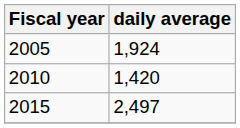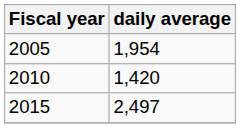(137, 48) 1,924 -> (137, 48) 1,954
